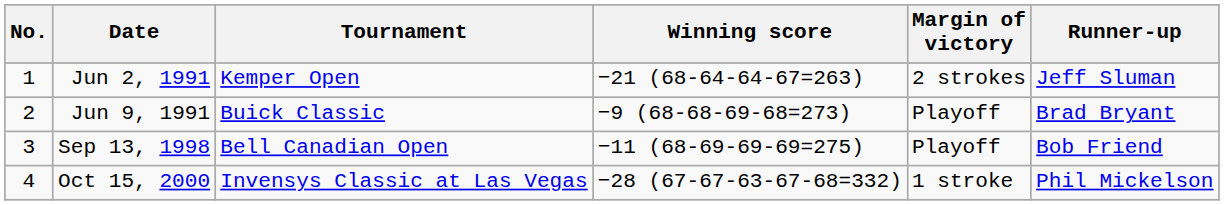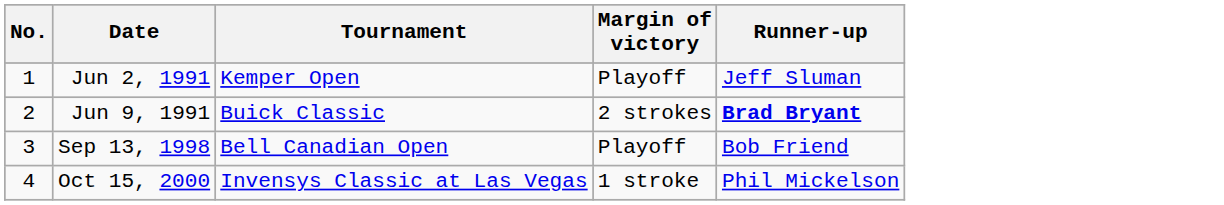- column: (750, 34)
(969, 80) 2 strokes -> (642, 80) Playoff
(956, 114) Playoff -> (655, 114) 2 strokes
(1106, 114) normal -> (792, 114) bold
